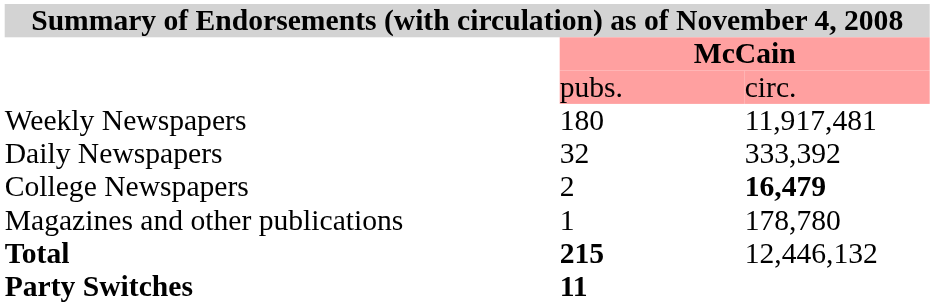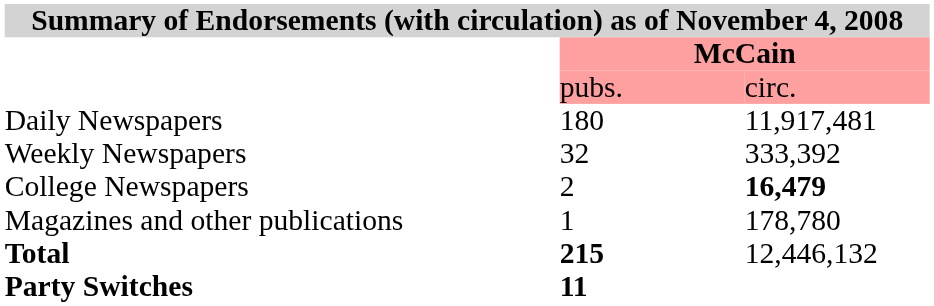(126, 120) Weekly Newspapers -> (114, 120) Daily Newspapers
(114, 153) Daily Newspapers -> (126, 153) Weekly Newspapers
